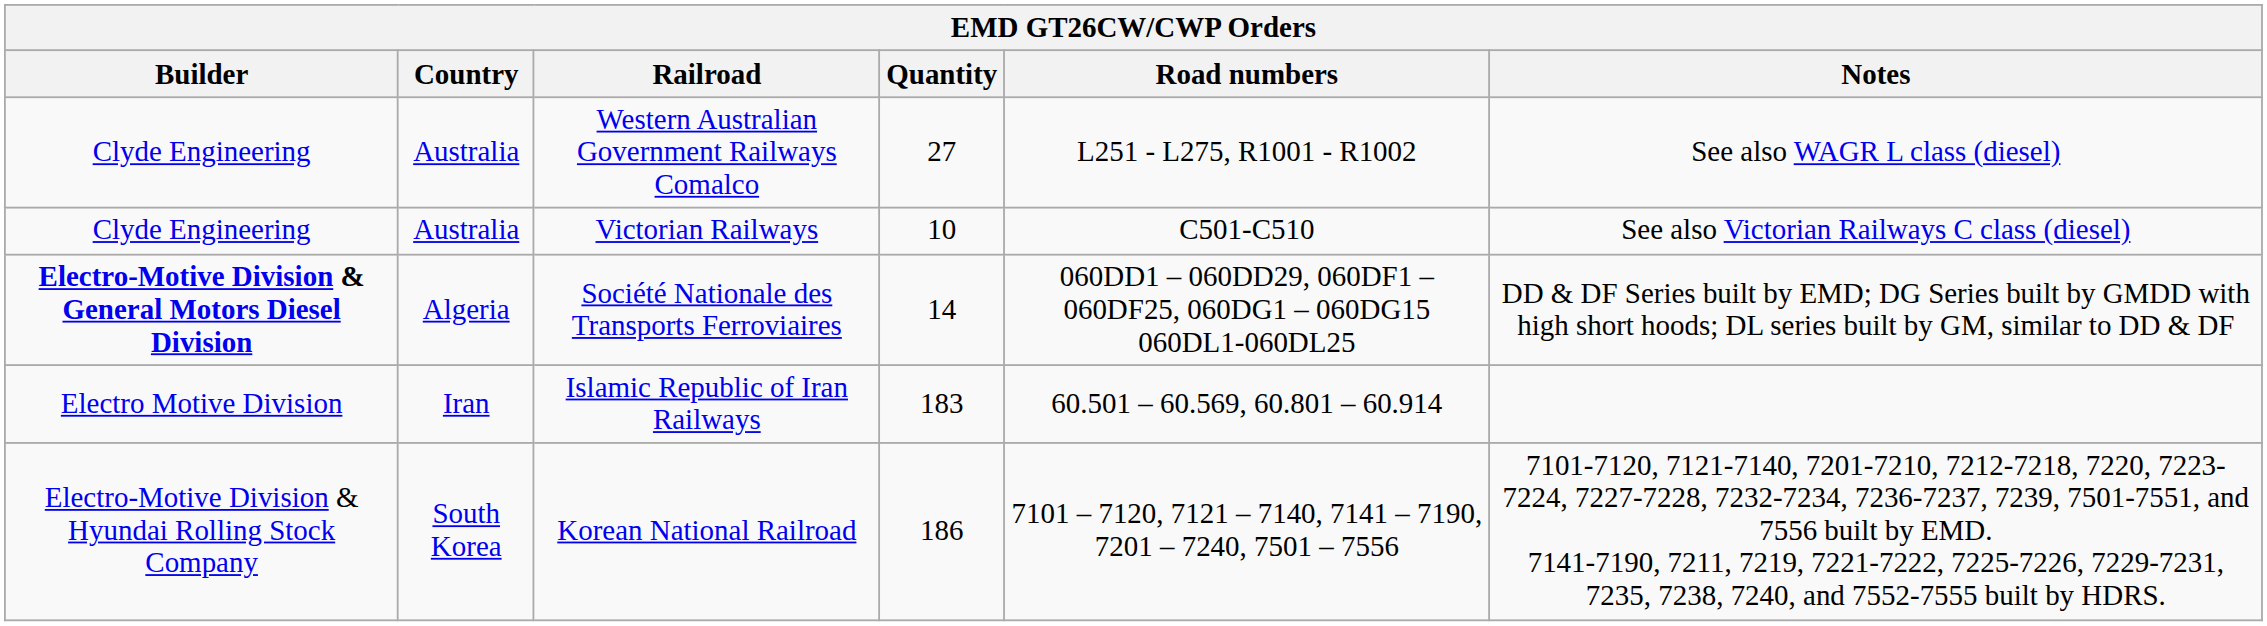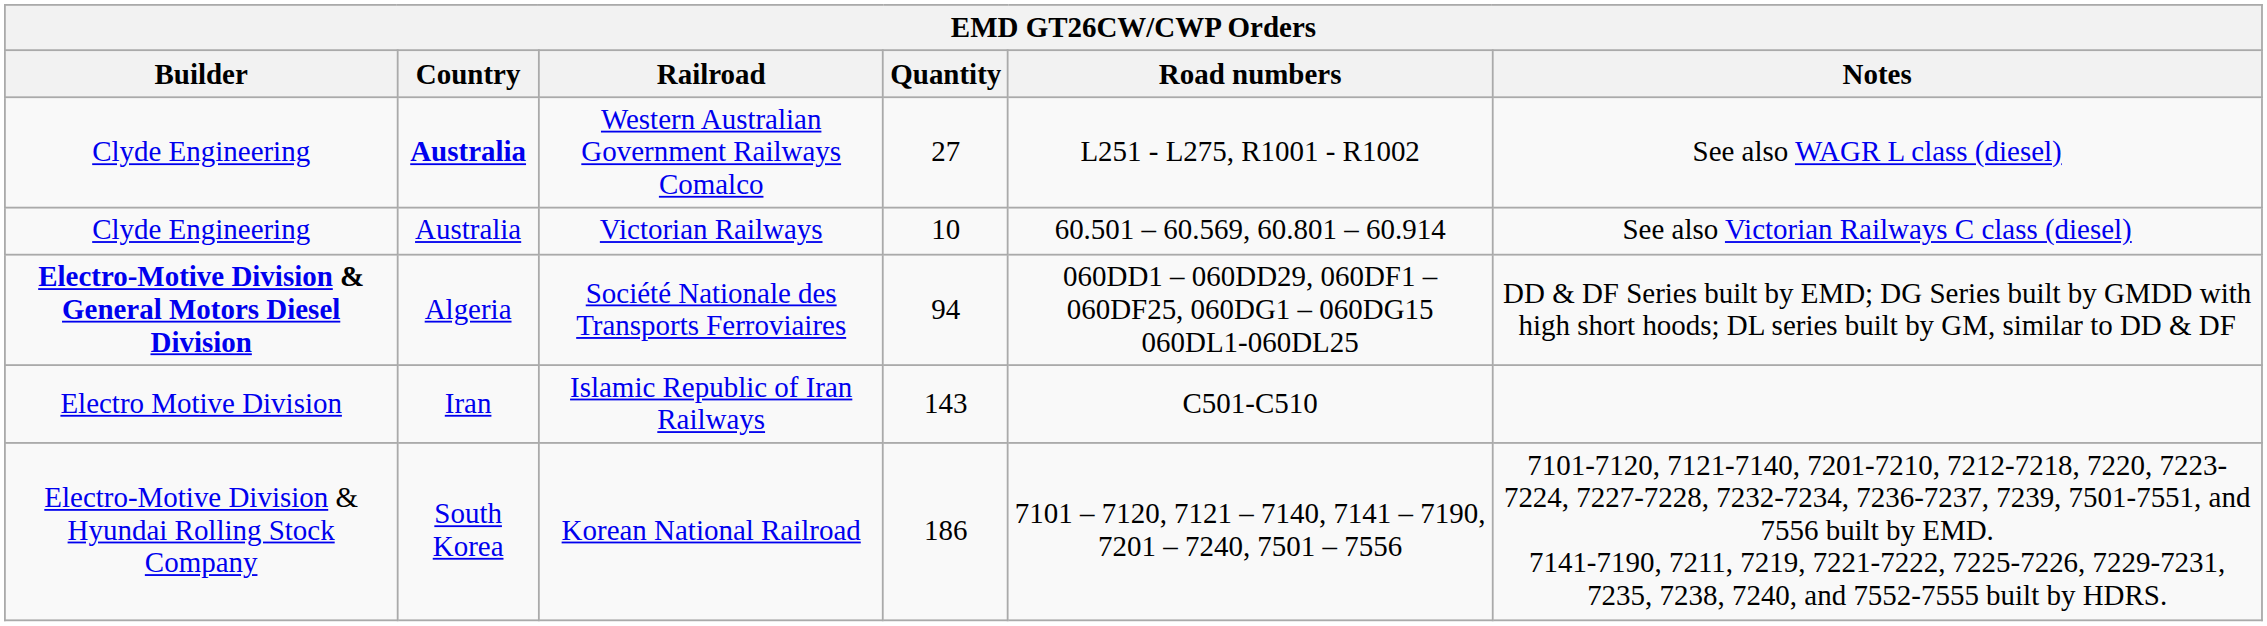(466, 151) normal -> (468, 151) bold
(1247, 230) C501-C510 -> (1250, 230) 60.501 – 60.569, 60.801 – 60.914
(942, 308) 14 -> (946, 308) 94
(942, 403) 183 -> (946, 403) 143
(1247, 403) 60.501 – 60.569, 60.801 – 60.914 -> (1250, 403) C501-C510
